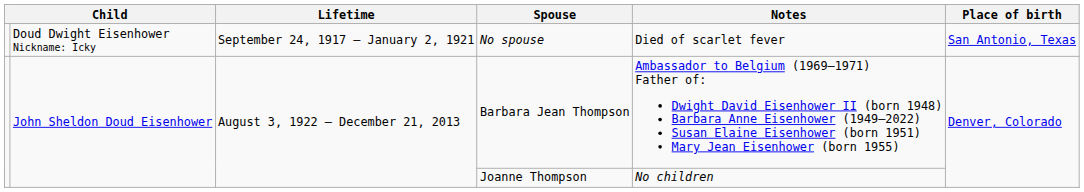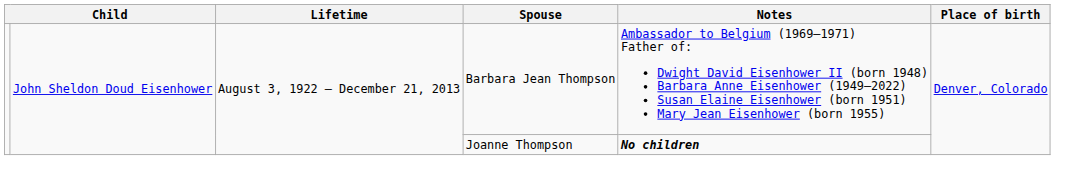- row: (512, 40)
(674, 177) normal -> (660, 145) bold
